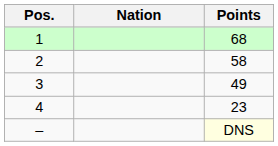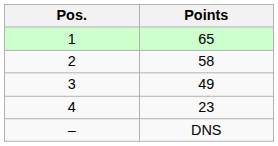- column: (139, 15)
(239, 38) 68 -> (206, 38) 65
(239, 130) lightyellow background -> (206, 130) no background
